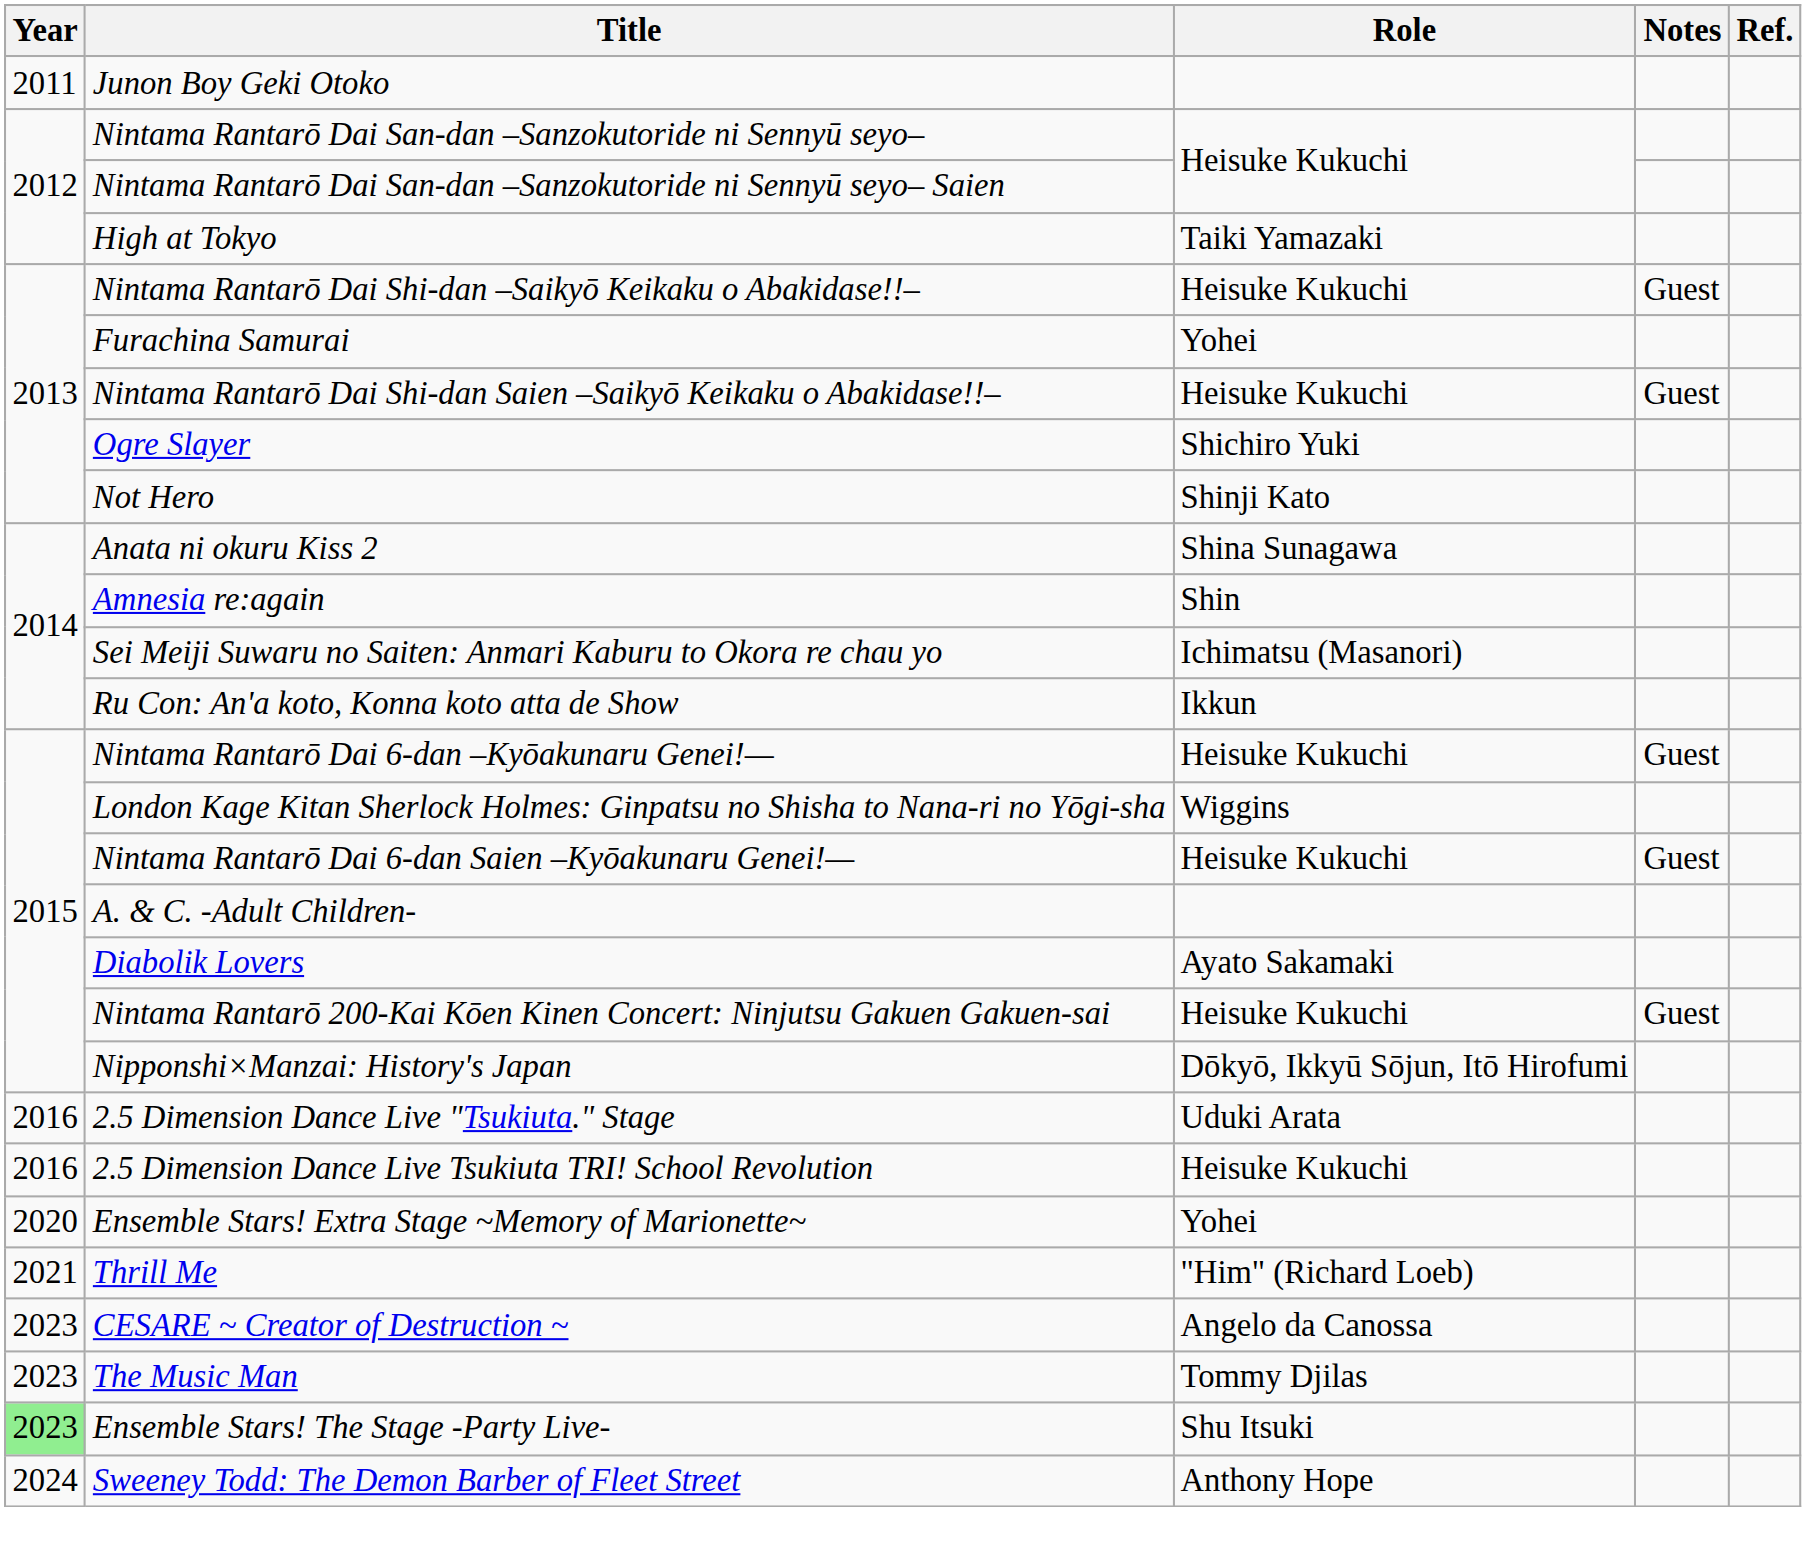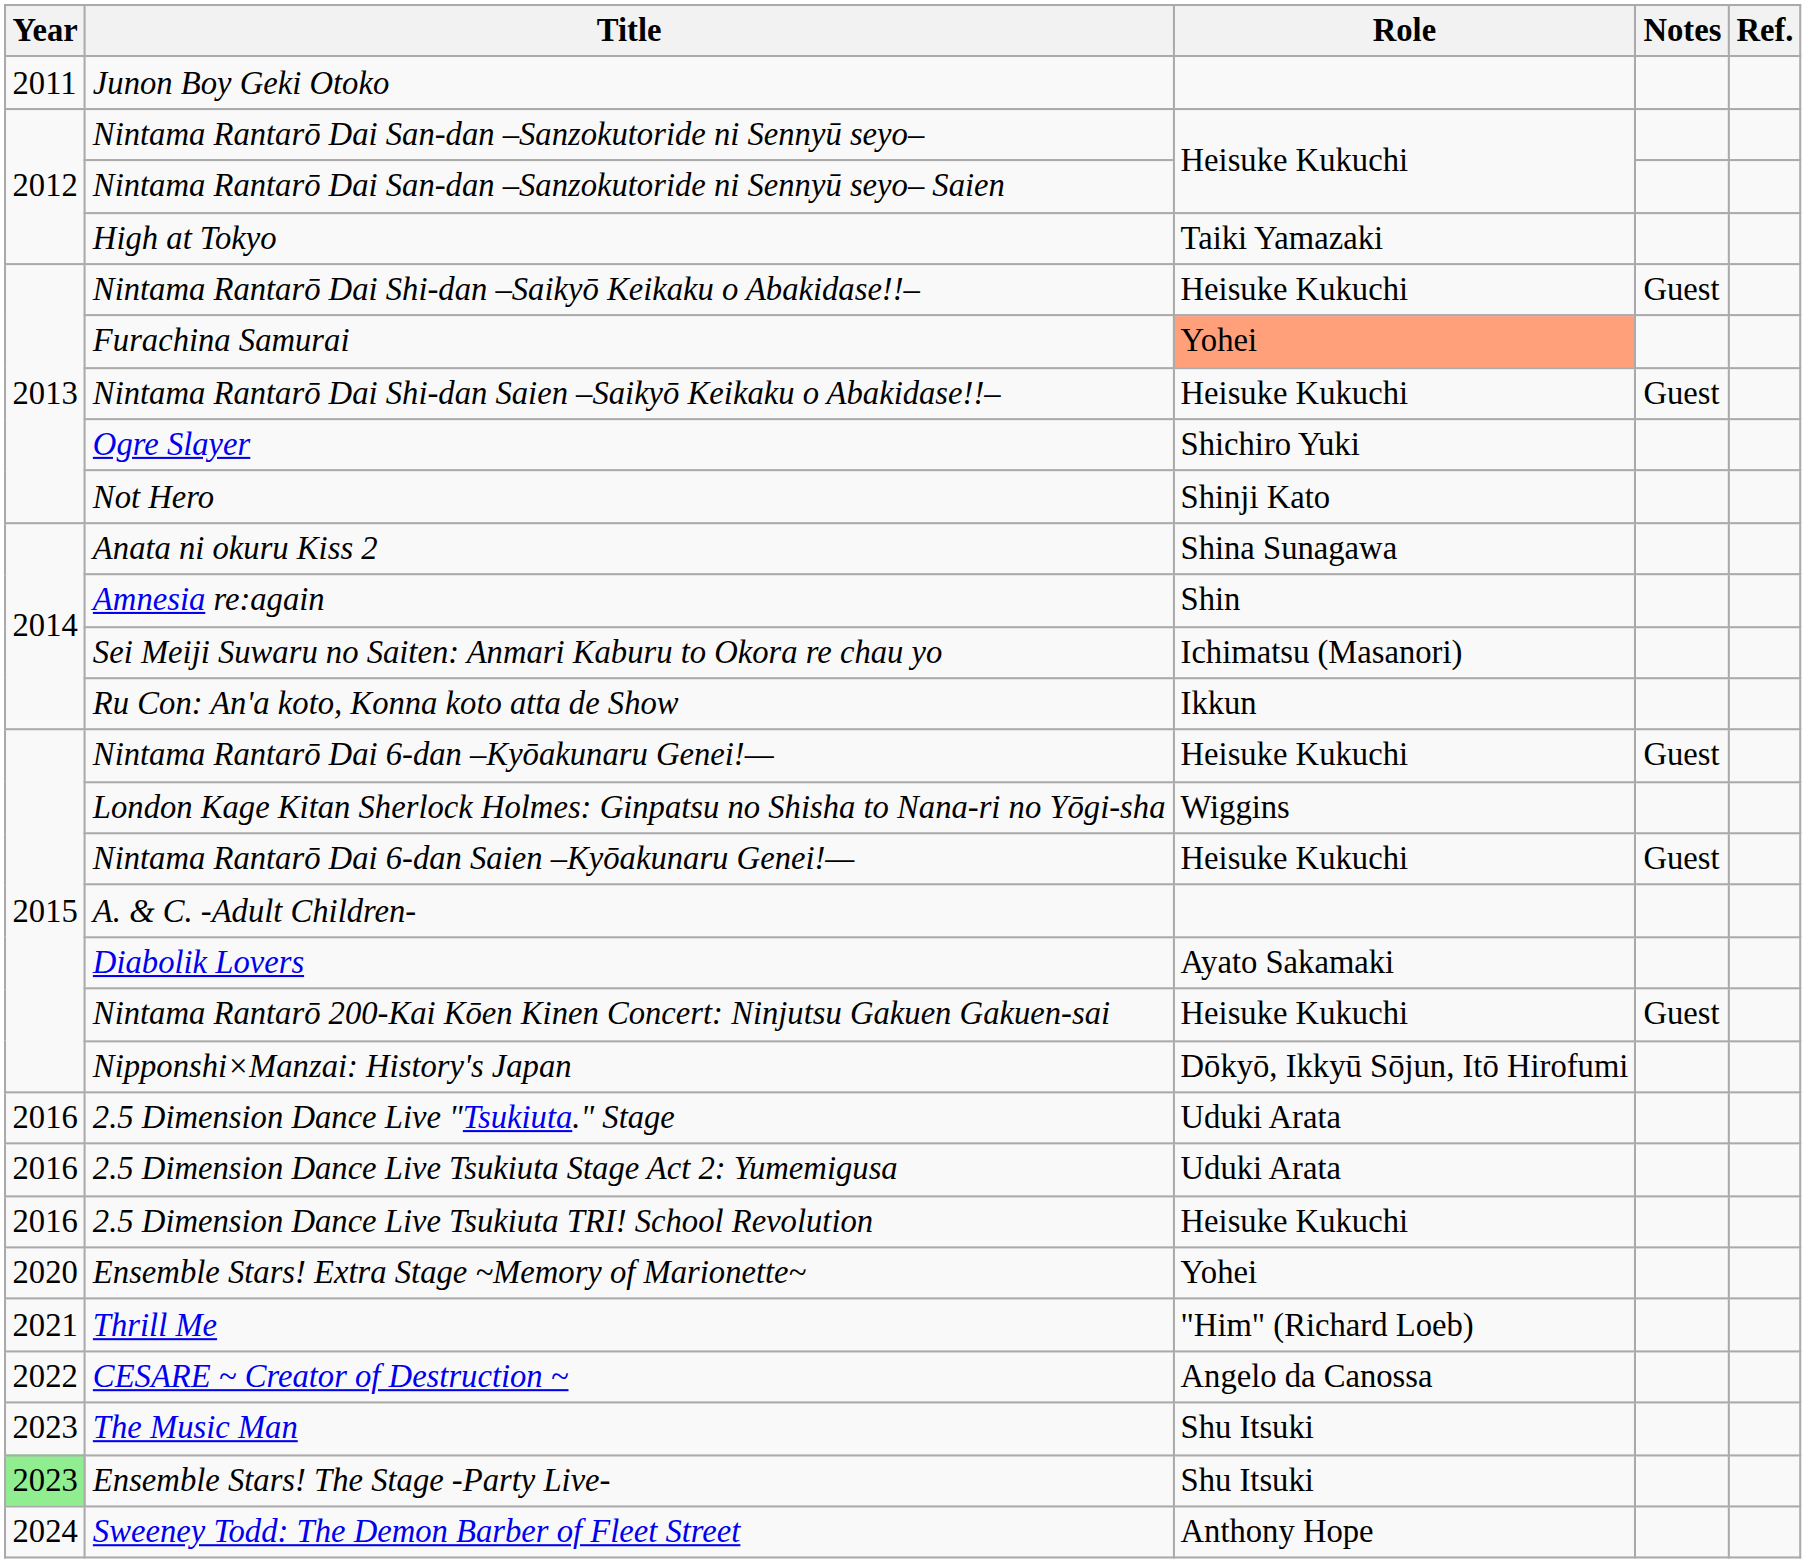(1219, 340) no background -> (1219, 340) lightsalmon background
+ row: (495, 1169)
(45, 1324) 2023 -> (45, 1376) 2022
(1274, 1376) Tommy Djilas -> (1247, 1428) Shu Itsuki
